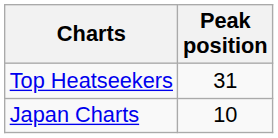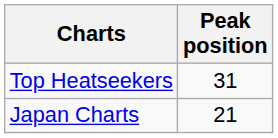(225, 115) 10 -> (225, 115) 21
